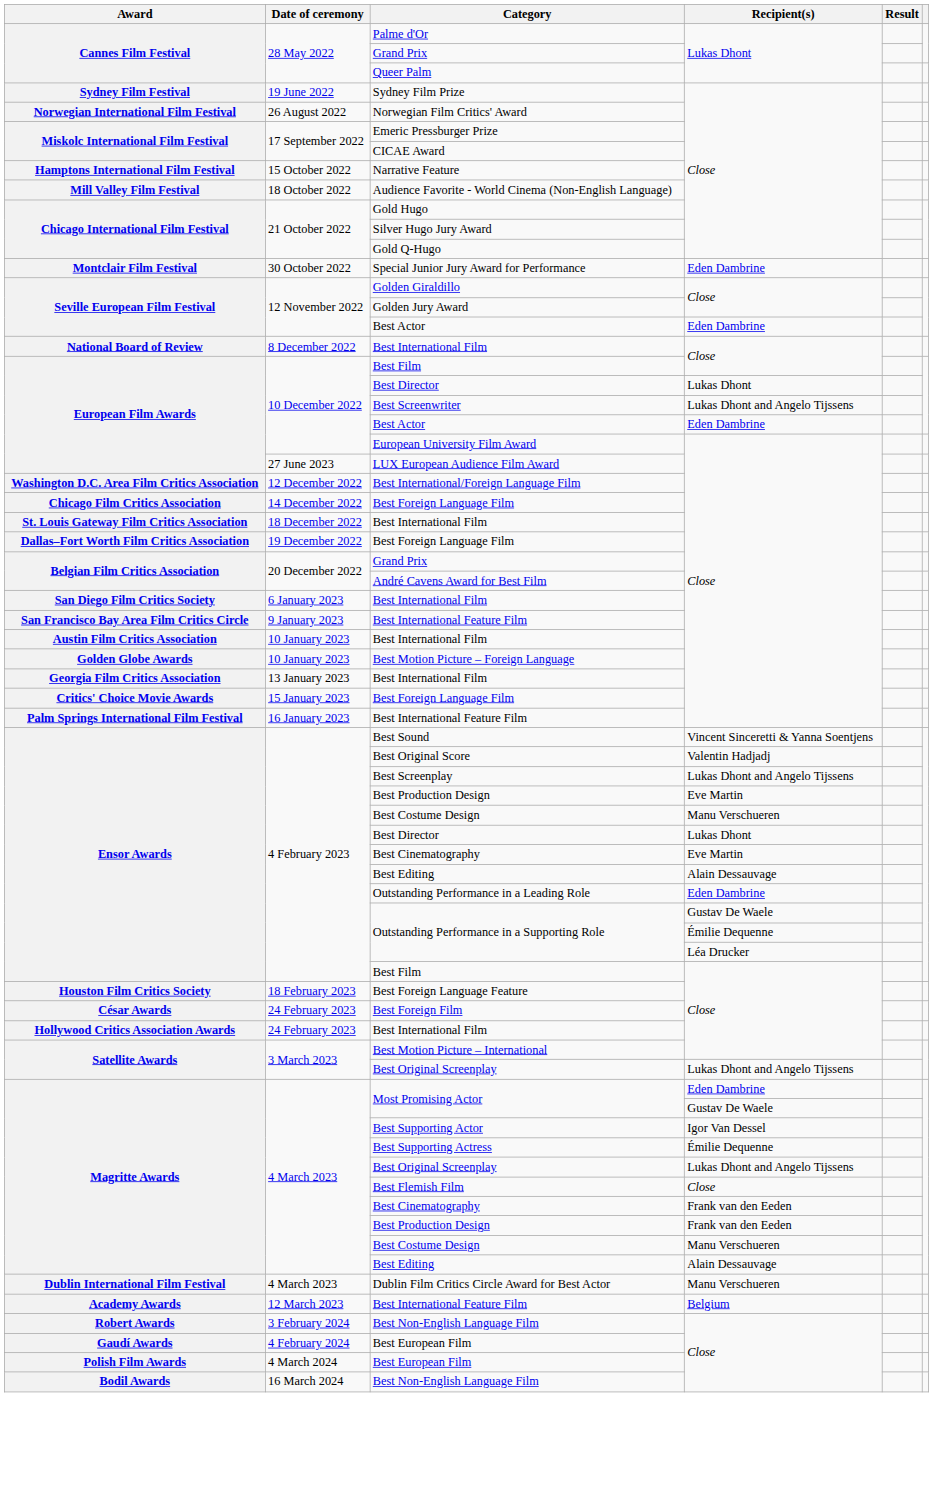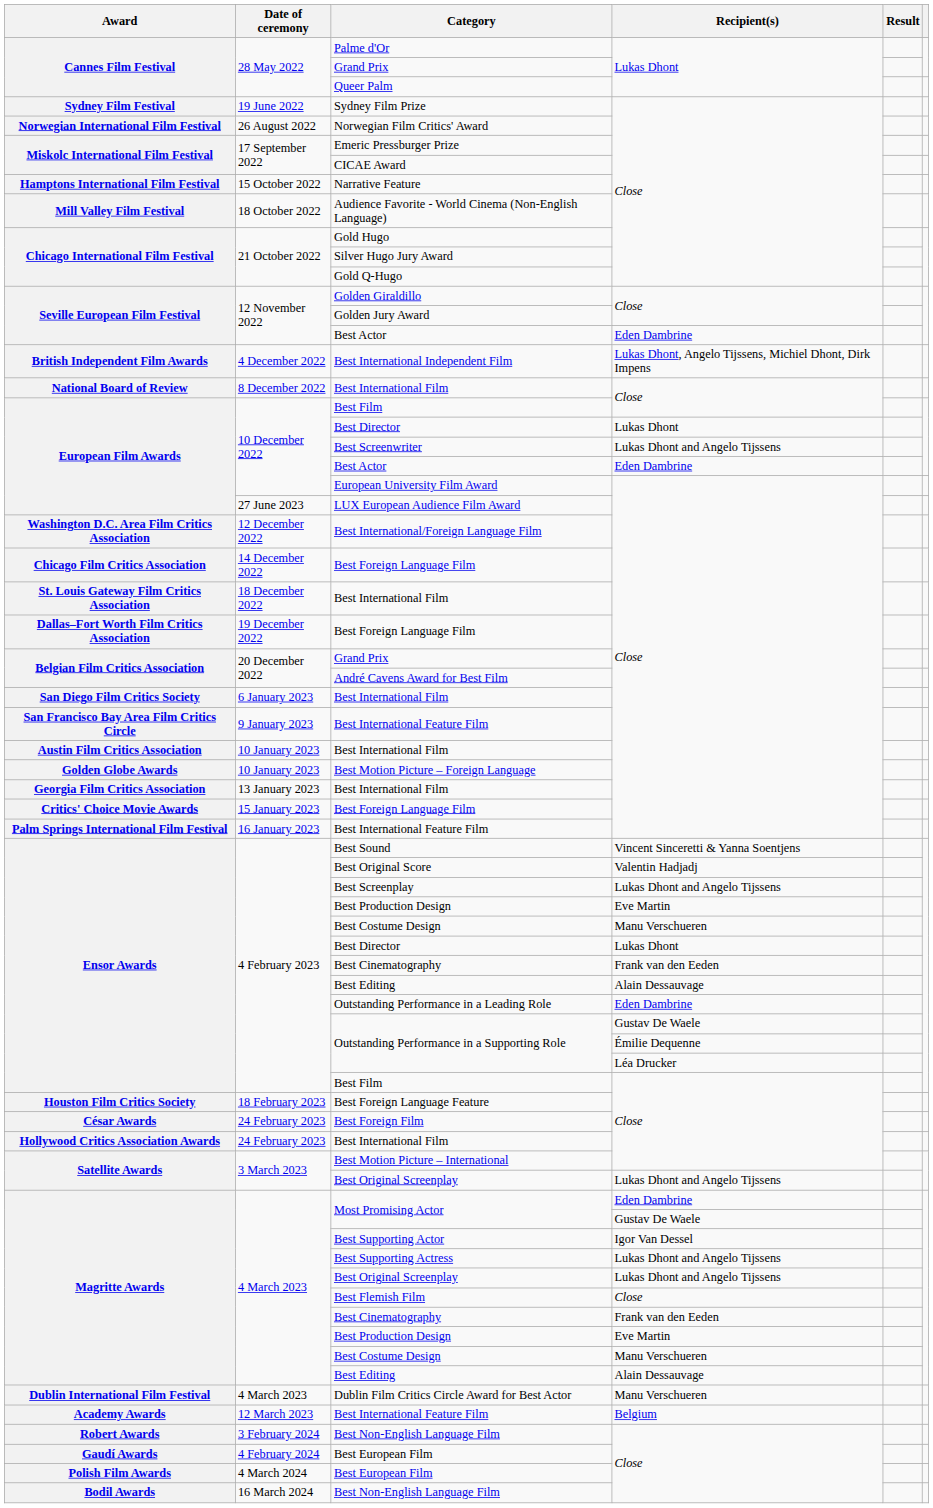- row: (135, 268)
+ row: (120, 361)
(715, 854) Eve Martin -> (667, 965) Frank van den Eeden
(730, 1147) Émilie Dequenne -> (698, 1258) Lukas Dhont and Angelo Tijssens
(739, 1225) Frank van den Eeden -> (642, 1336) Eve Martin
